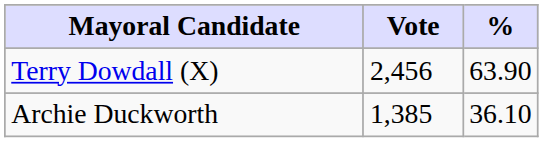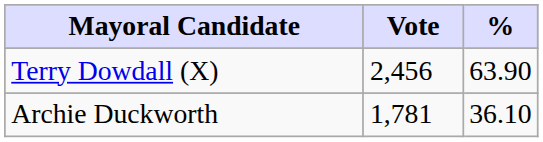(401, 114) 1,385 -> (401, 114) 1,781
